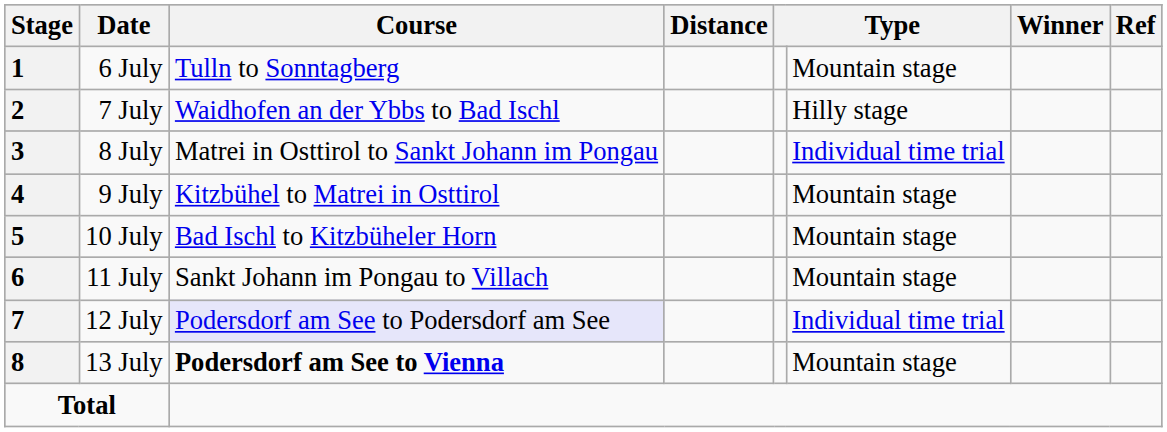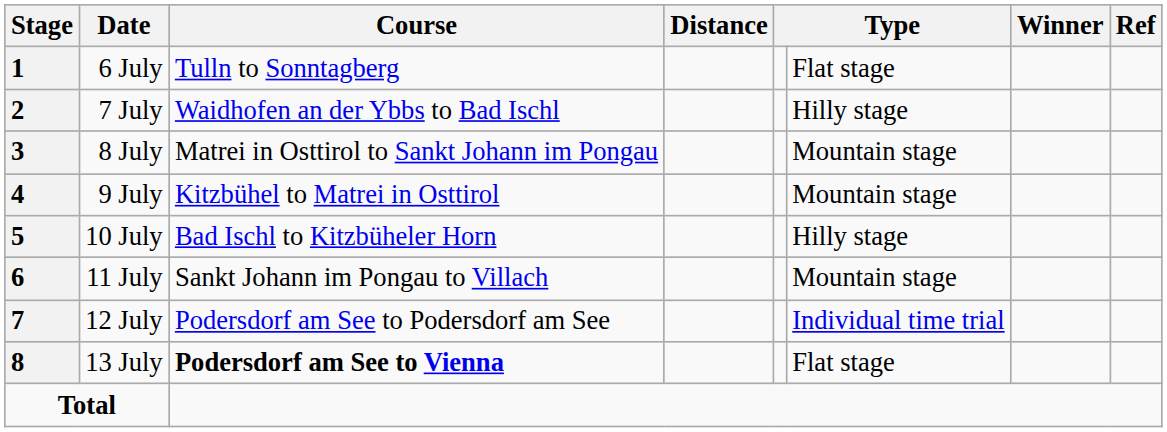(874, 67) Mountain stage -> (843, 67) Flat stage
(898, 151) Individual time trial -> (874, 151) Mountain stage
(874, 236) Mountain stage -> (850, 236) Hilly stage
(392, 320) lavender background -> (392, 320) no background
(874, 362) Mountain stage -> (843, 362) Flat stage
